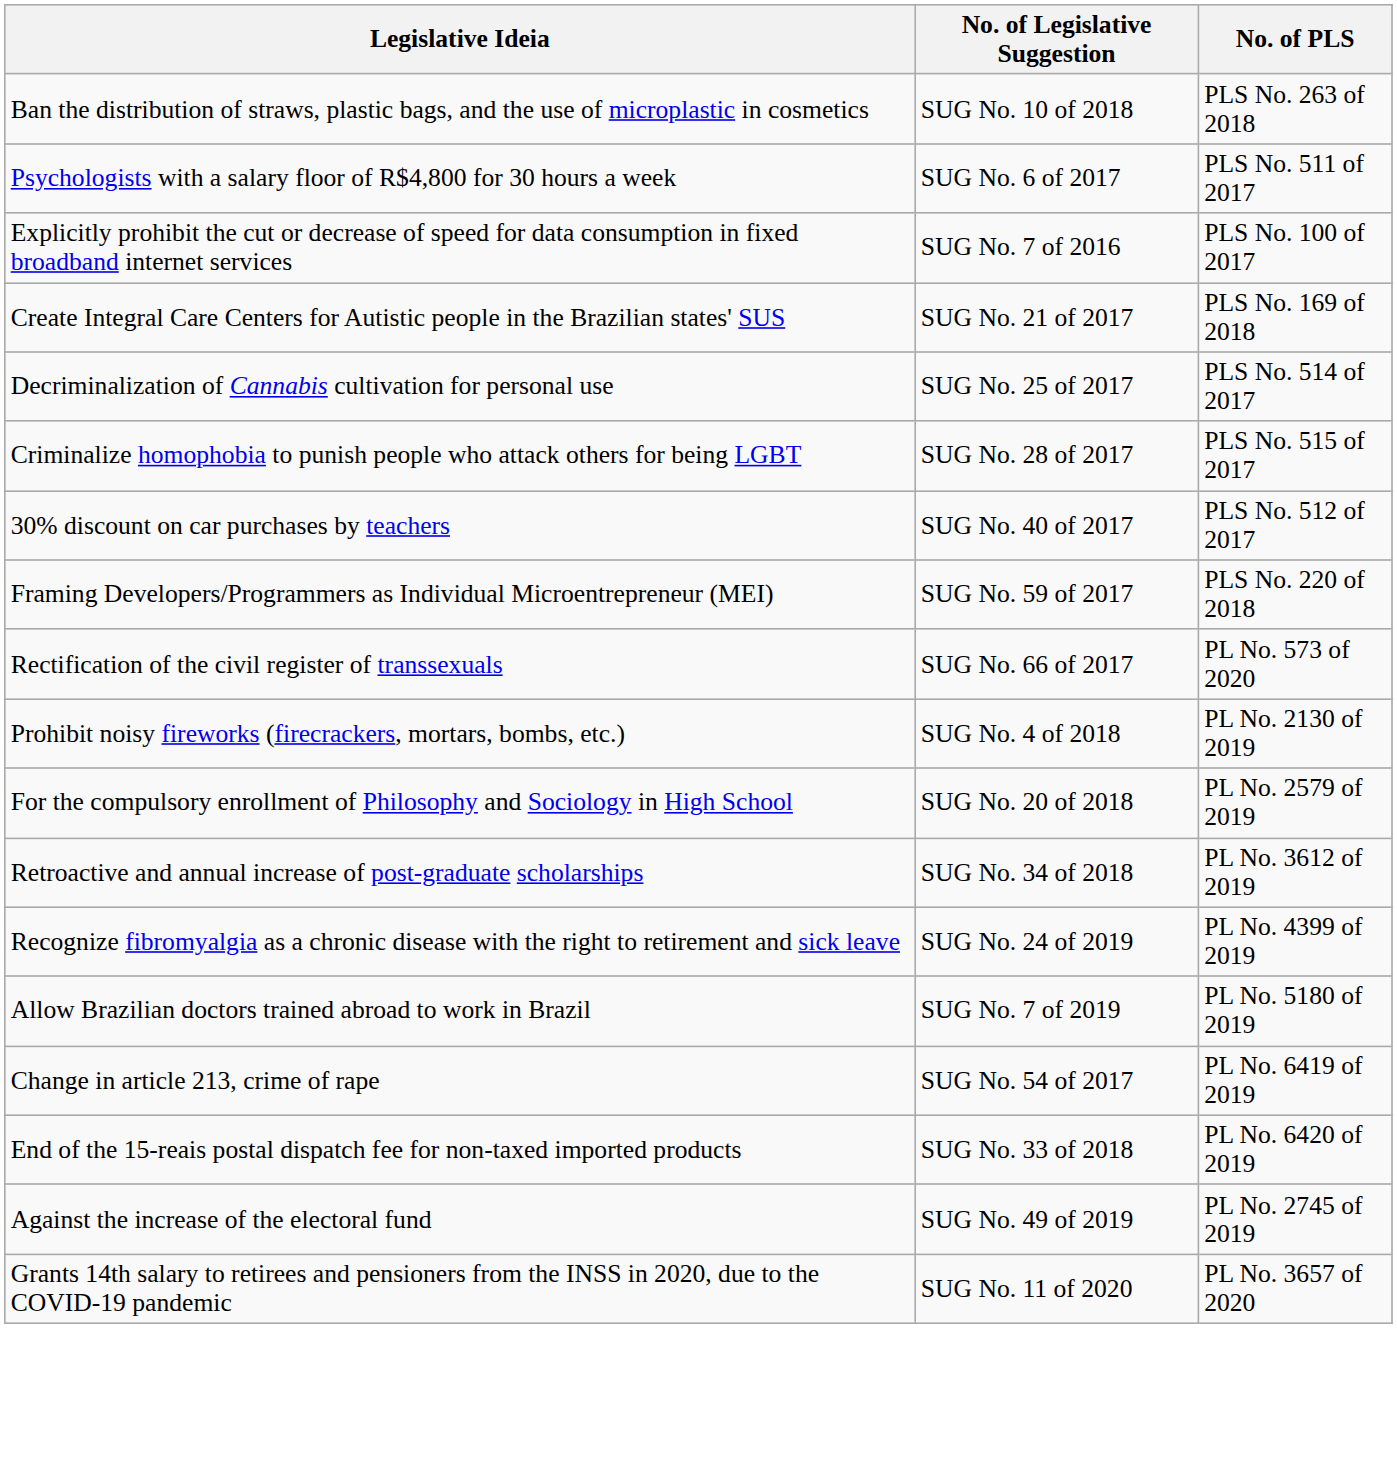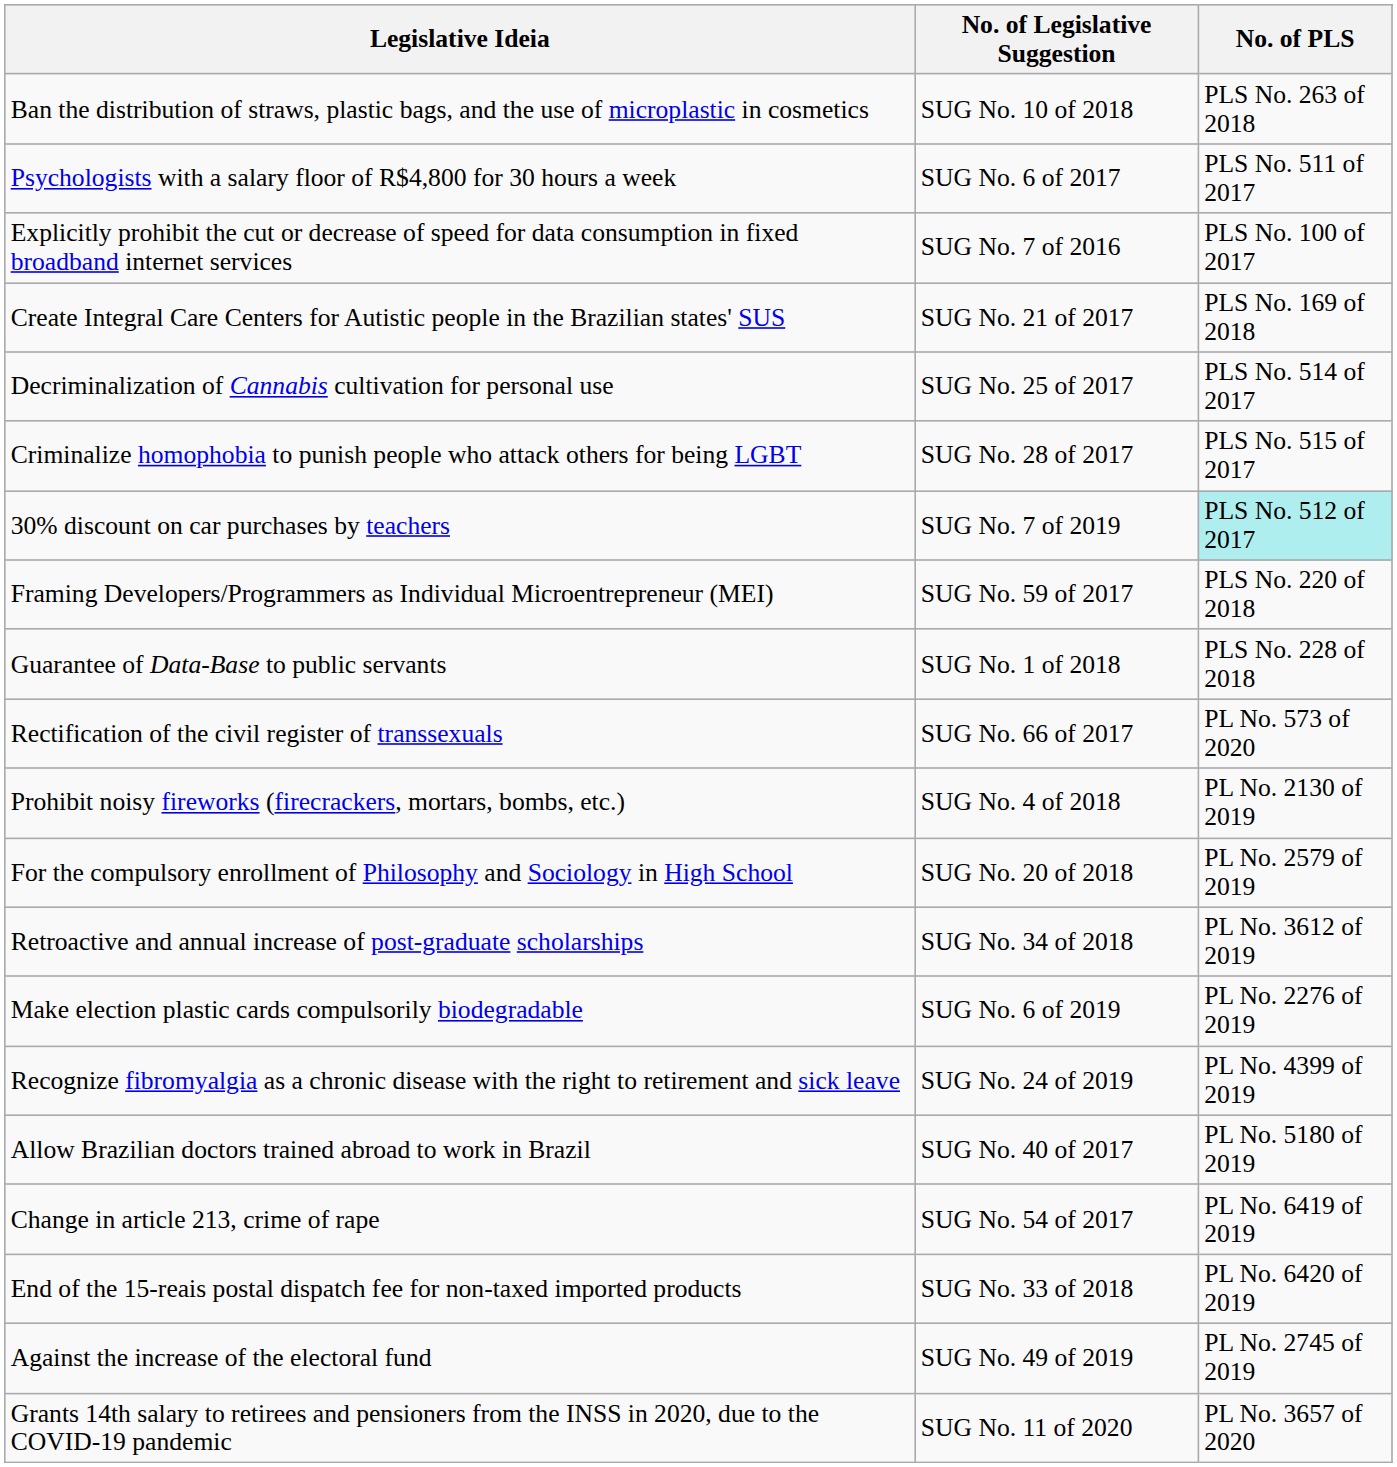(1027, 525) SUG No. 40 of 2017 -> (1021, 525) SUG No. 7 of 2019
(1285, 524) no background -> (1285, 524) paleturquoise background
+ row: (229, 663)
+ row: (297, 1010)
(1021, 1010) SUG No. 7 of 2019 -> (1027, 1149) SUG No. 40 of 2017
